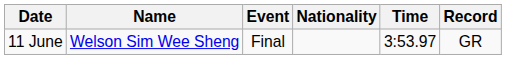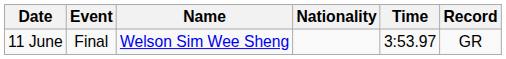columns swapped: (268, 16) <-> (155, 16)
